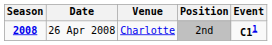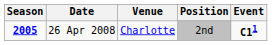(25, 31) 2008 -> (25, 31) 2005
